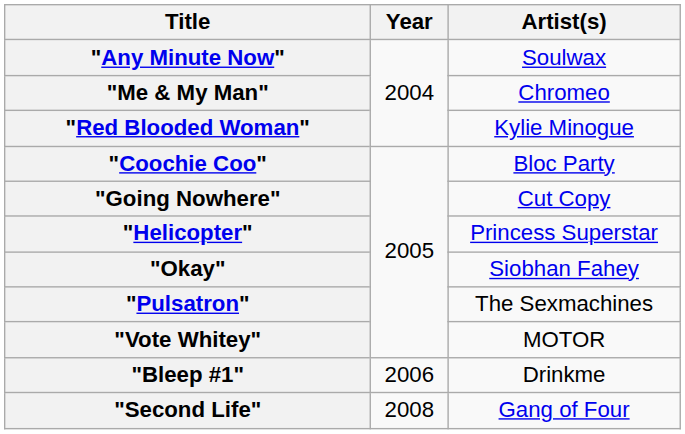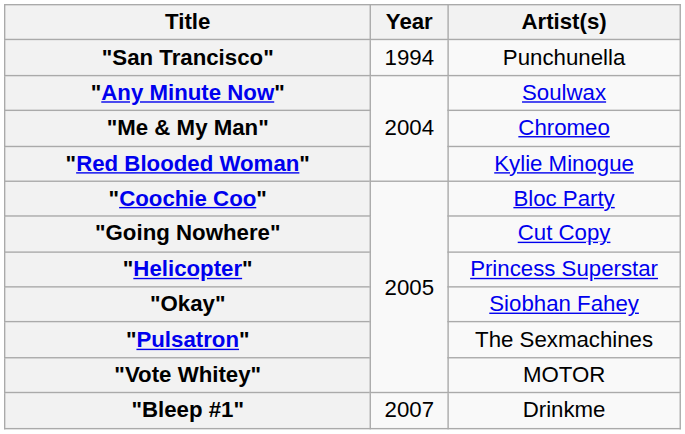+ row: (188, 57)
(409, 374) 2006 -> (409, 410) 2007
- row: (188, 410)
